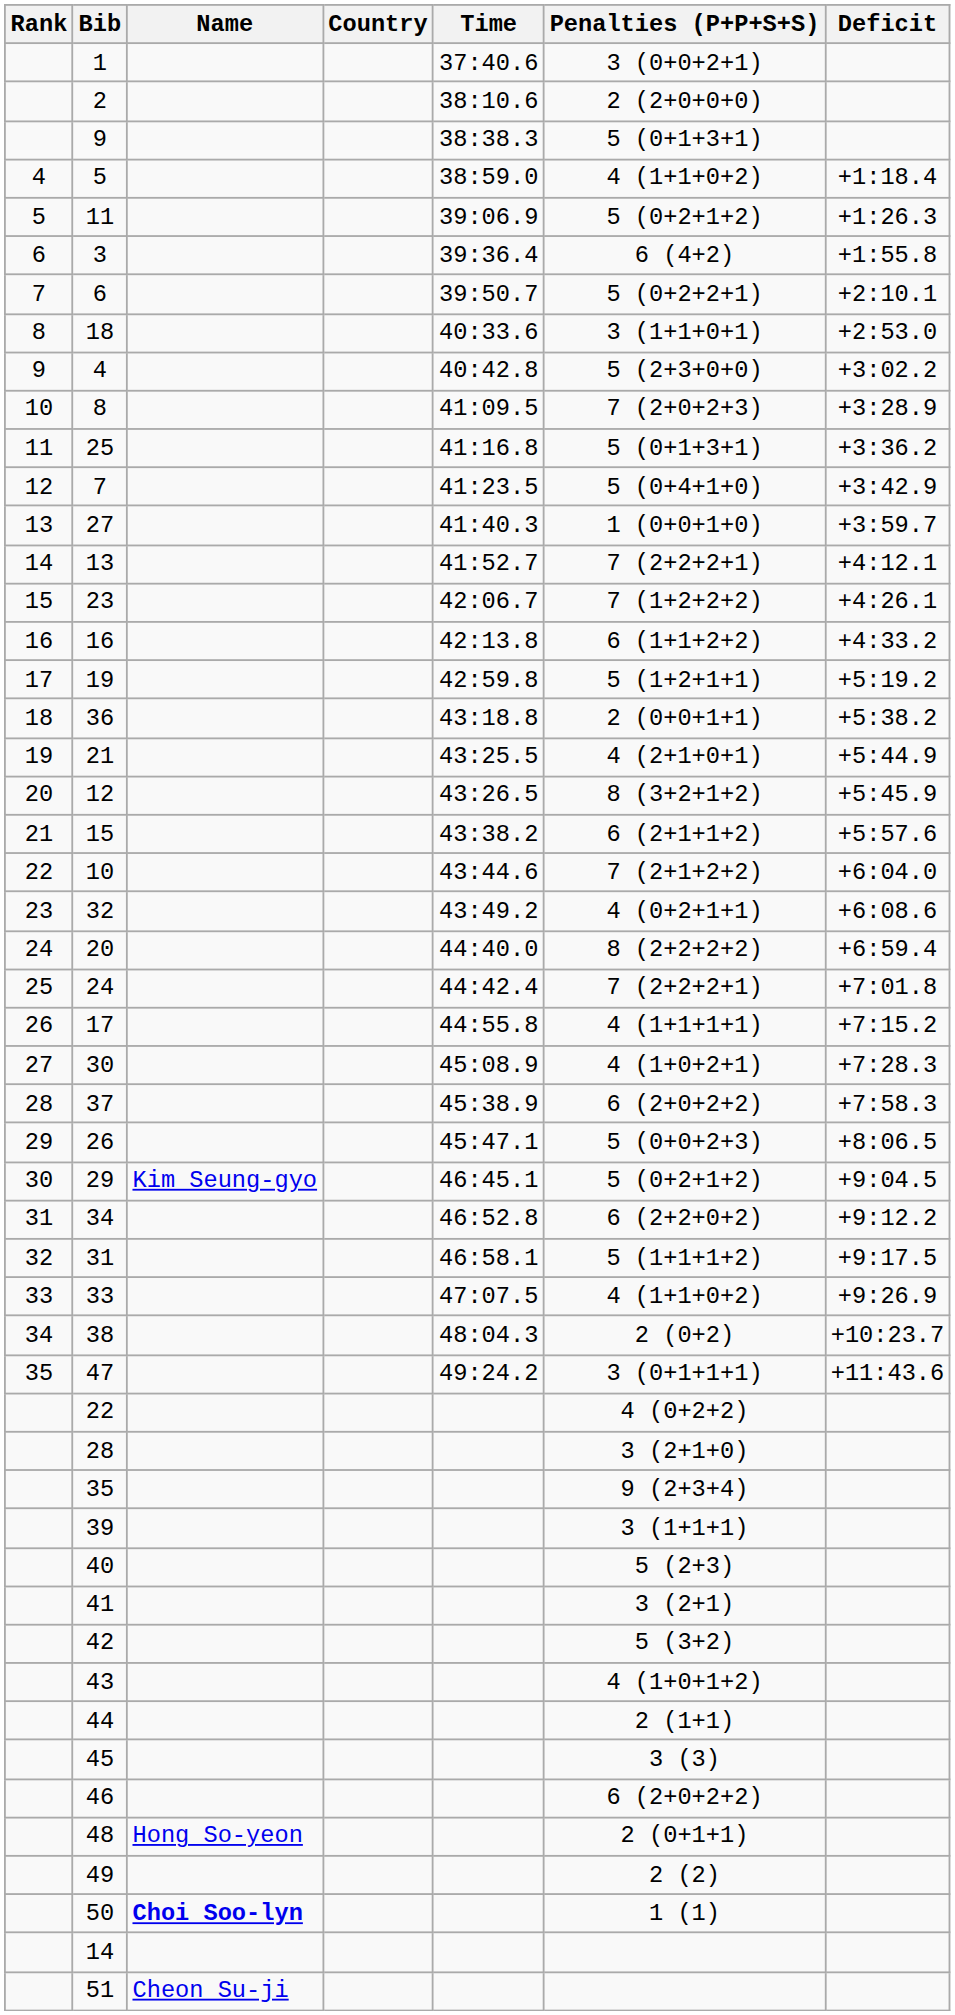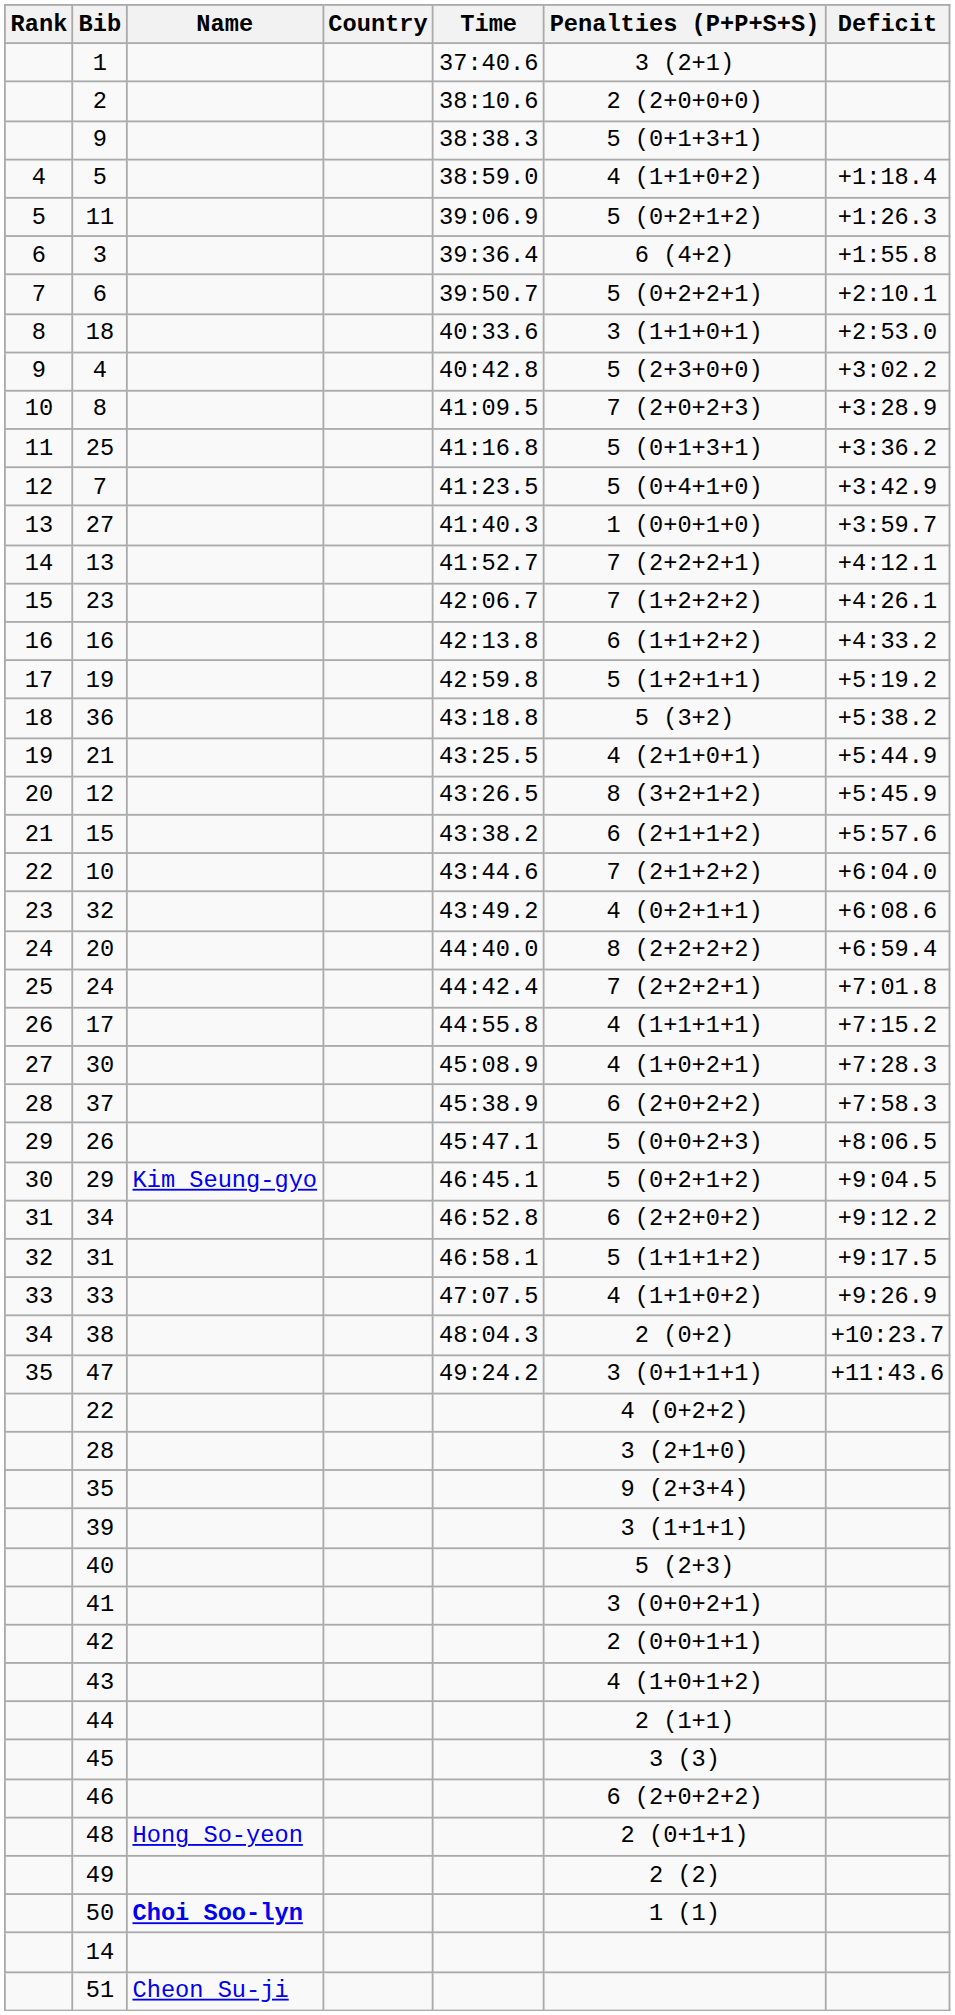(685, 63) 3 (0+0+2+1) -> (685, 63) 3 (2+1)
(685, 718) 2 (0+0+1+1) -> (685, 718) 5 (3+2)
(685, 1605) 3 (2+1) -> (685, 1605) 3 (0+0+2+1)
(685, 1644) 5 (3+2) -> (685, 1644) 2 (0+0+1+1)
